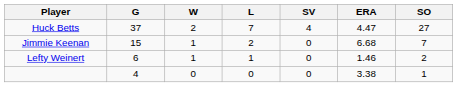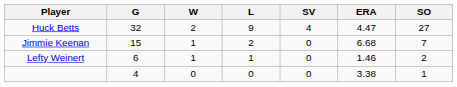(136, 27) 37 -> (136, 27) 32
(251, 27) 7 -> (251, 27) 9
